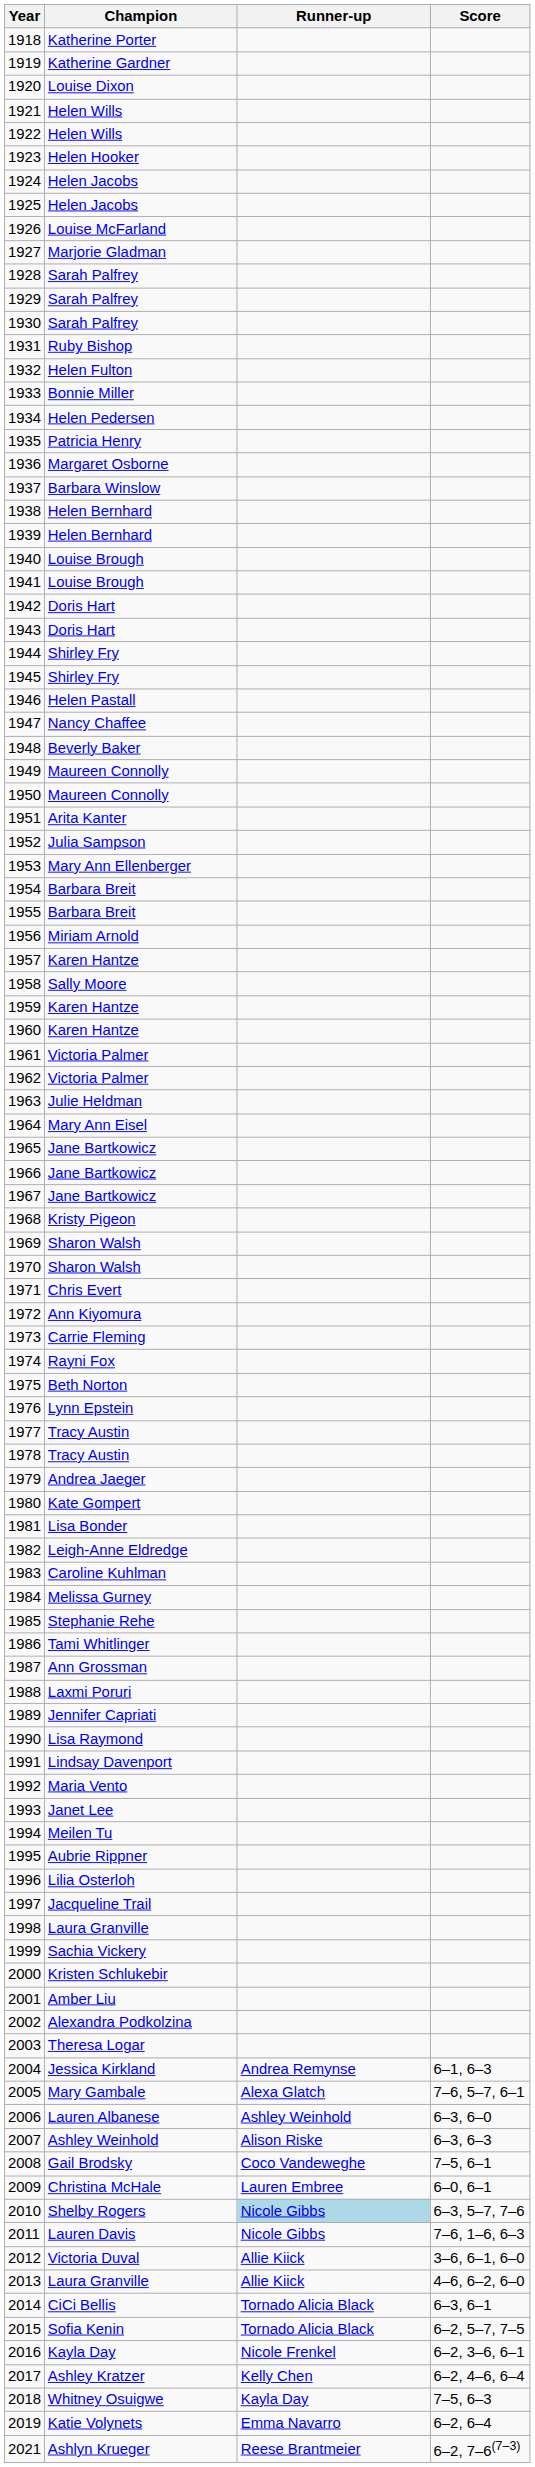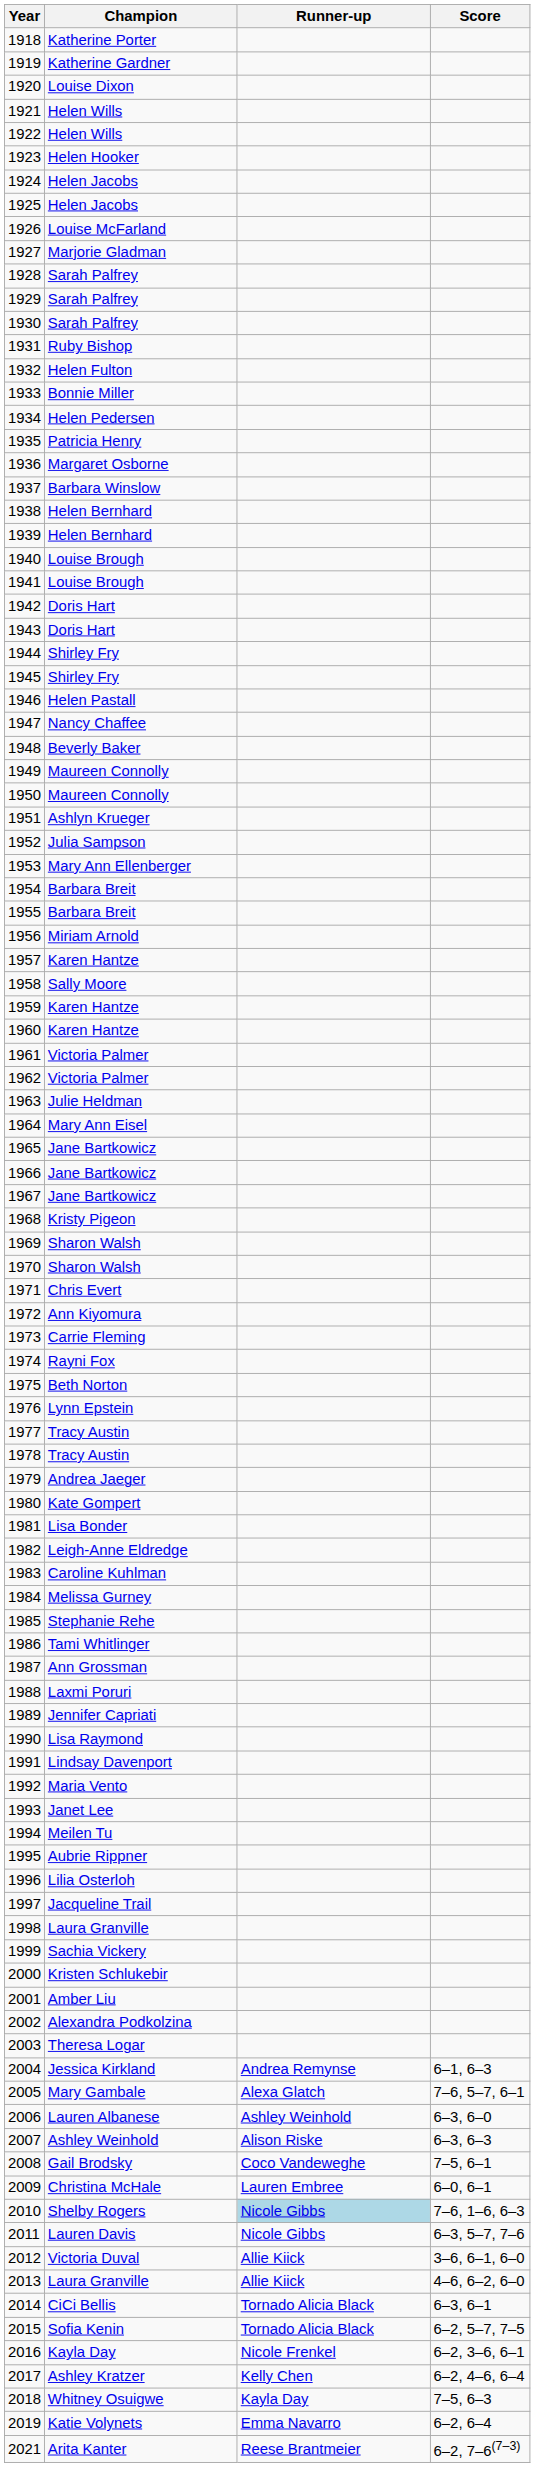(87, 818) Arita Kanter -> (99, 818) Ashlyn Krueger
(479, 2210) 6–3, 5–7, 7–6 -> (479, 2210) 7–6, 1–6, 6–3
(479, 2234) 7–6, 1–6, 6–3 -> (479, 2234) 6–3, 5–7, 7–6
(99, 2448) Ashlyn Krueger -> (87, 2448) Arita Kanter
